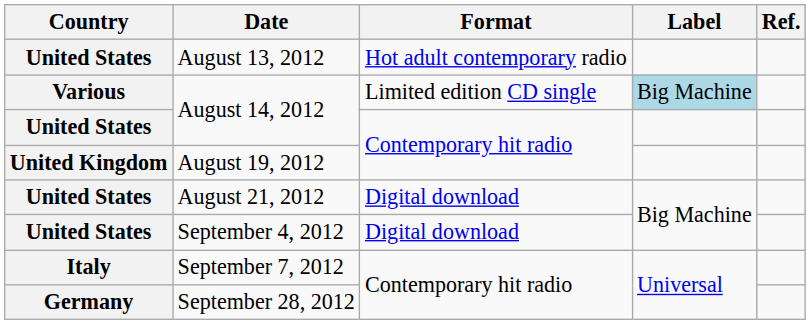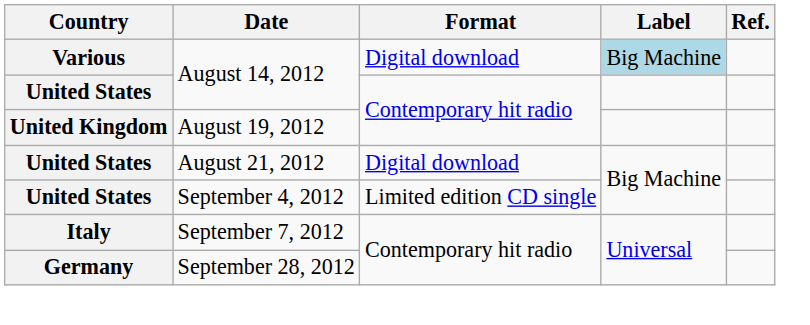- row: (89, 57)
(481, 92) Limited edition CD single -> (442, 57) Digital download
(442, 232) Digital download -> (481, 197) Limited edition CD single
